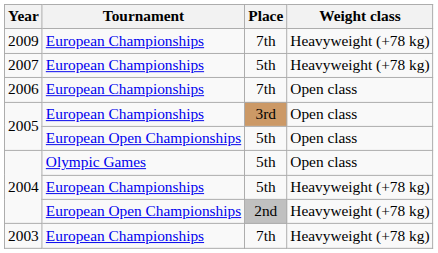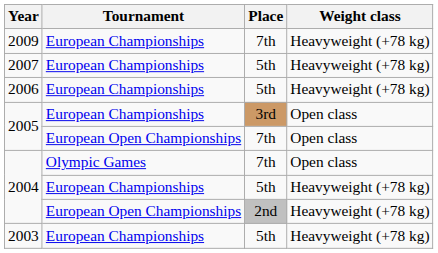(266, 89) 7th -> (266, 89) 5th
(324, 89) Open class -> (360, 89) Heavyweight (+78 kg)
(266, 138) 5th -> (266, 138) 7th
(266, 162) 5th -> (266, 162) 7th
(266, 235) 7th -> (266, 235) 5th
